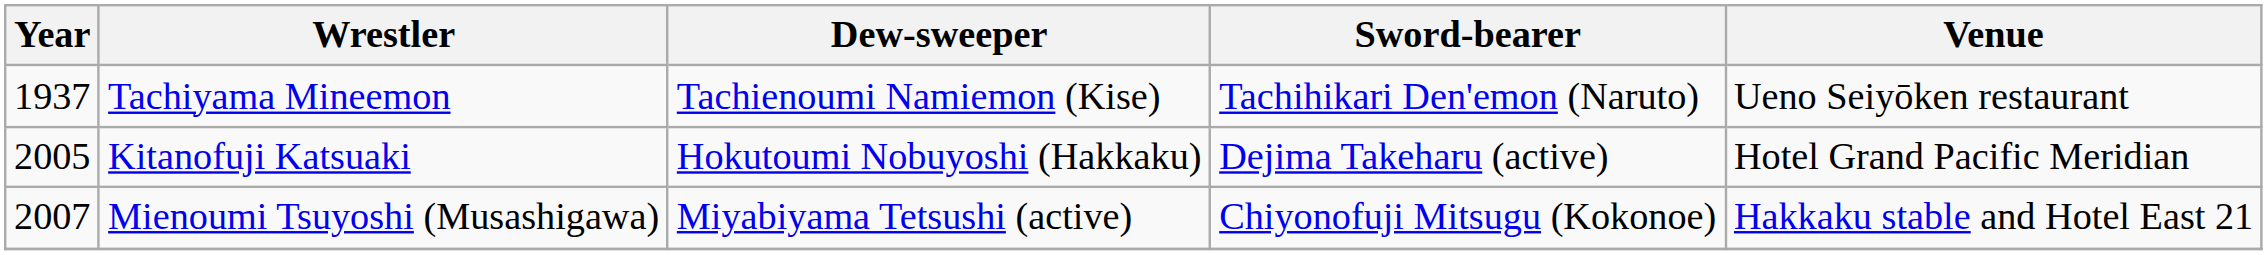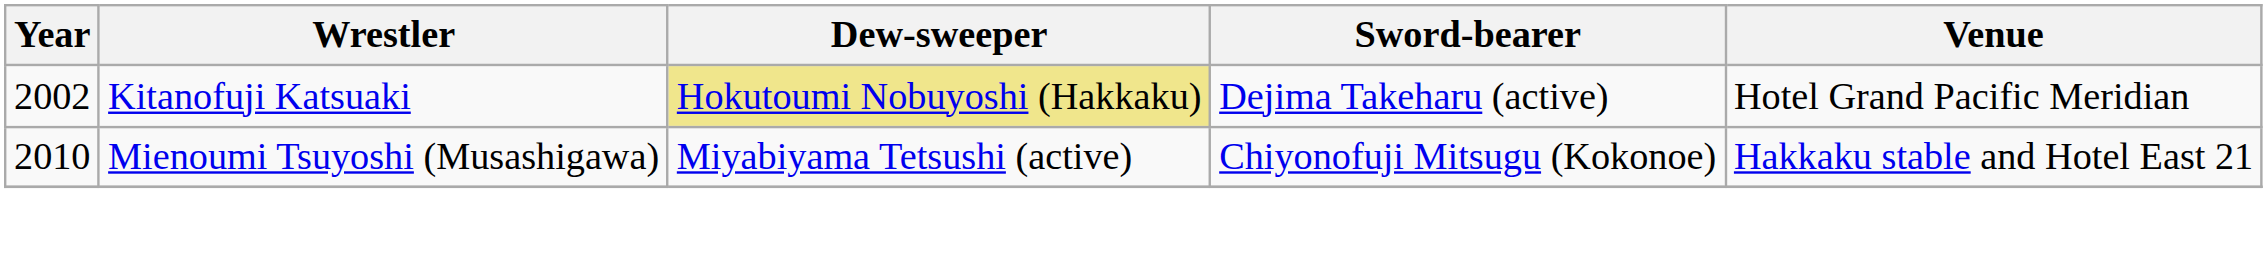- row: (279, 95)
(52, 156) 2005 -> (52, 95) 2002
(939, 156) no background -> (939, 95) khaki background
(52, 216) 2007 -> (52, 156) 2010
